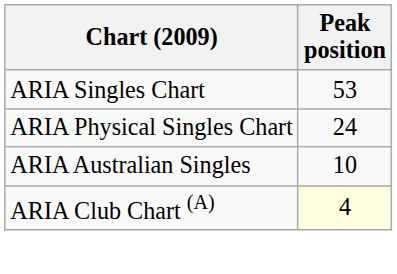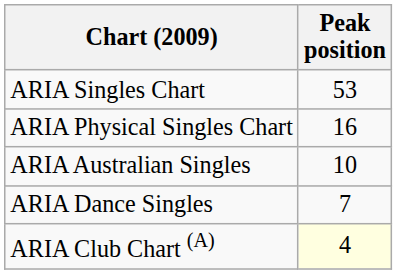(345, 127) 24 -> (345, 127) 16
+ row: (112, 204)
